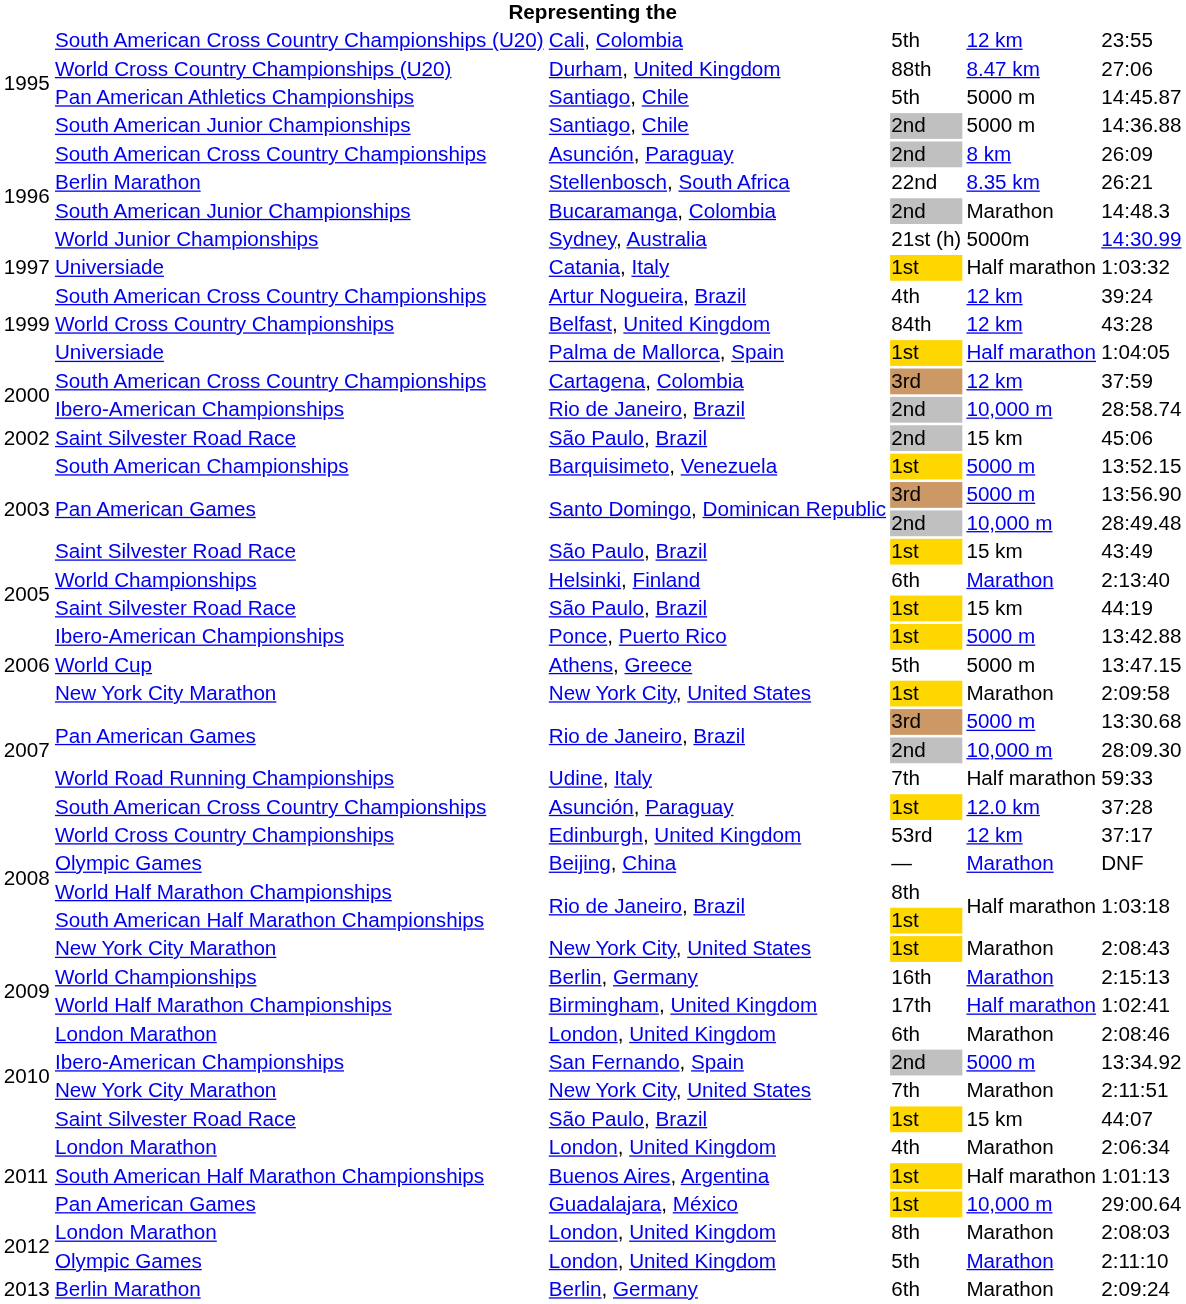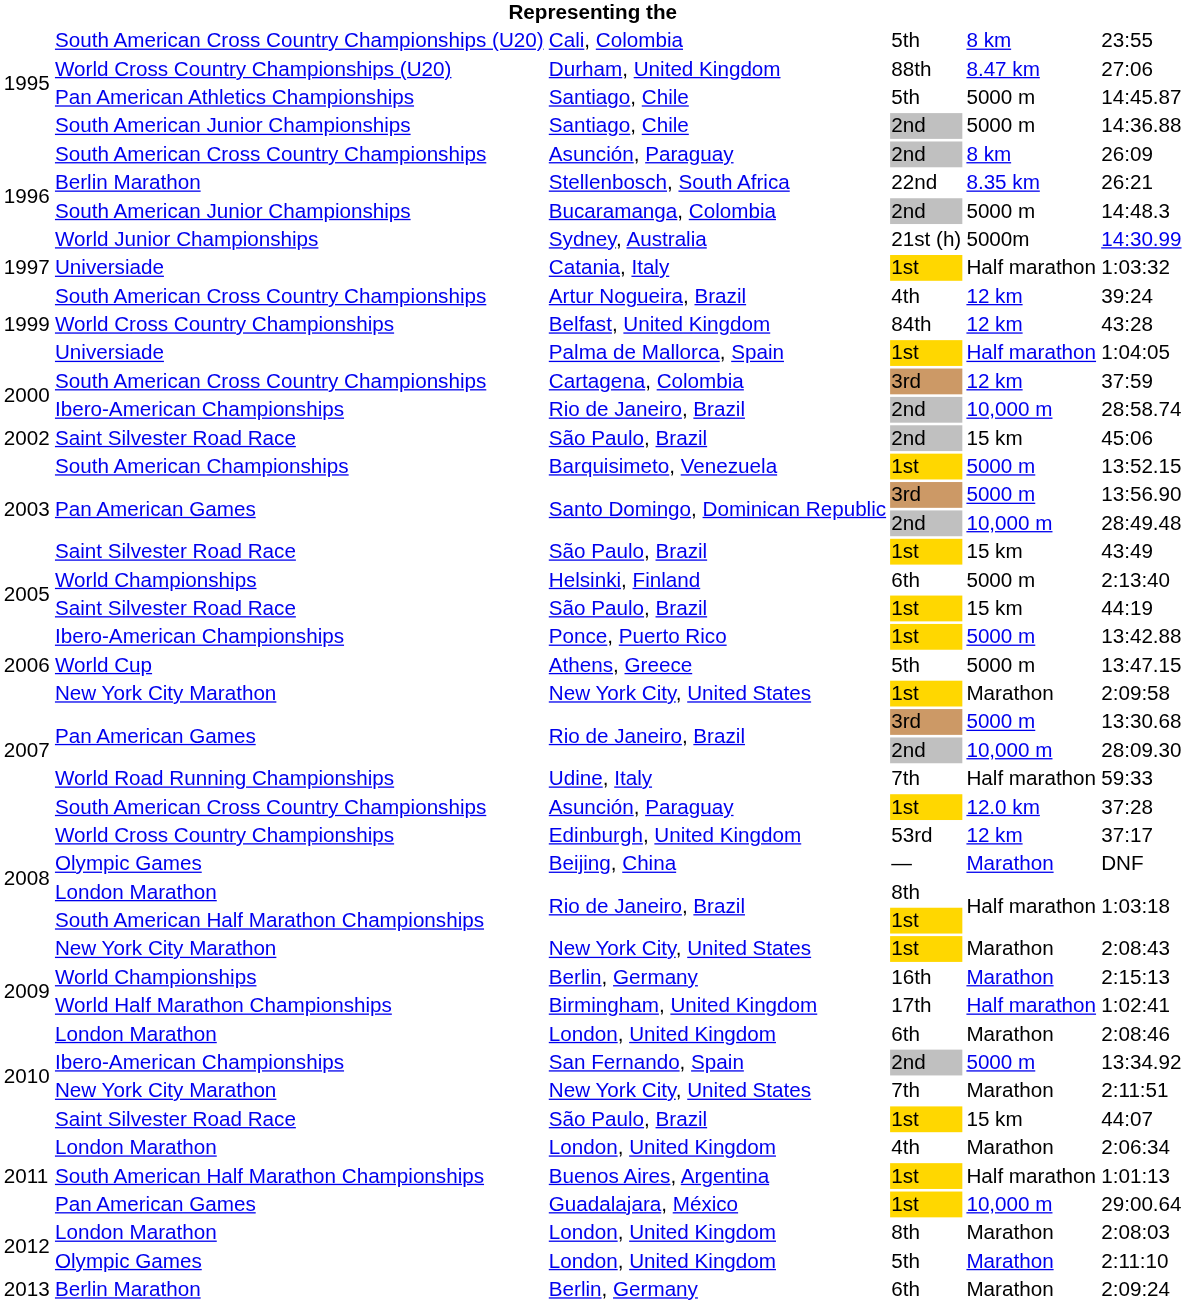(995, 40) 12 km -> (989, 40) 8 km
(1010, 210) Marathon -> (1001, 210) 5000 m
(1010, 579) Marathon -> (1001, 579) 5000 m
(223, 892) World Half Marathon Championships -> (136, 892) London Marathon
